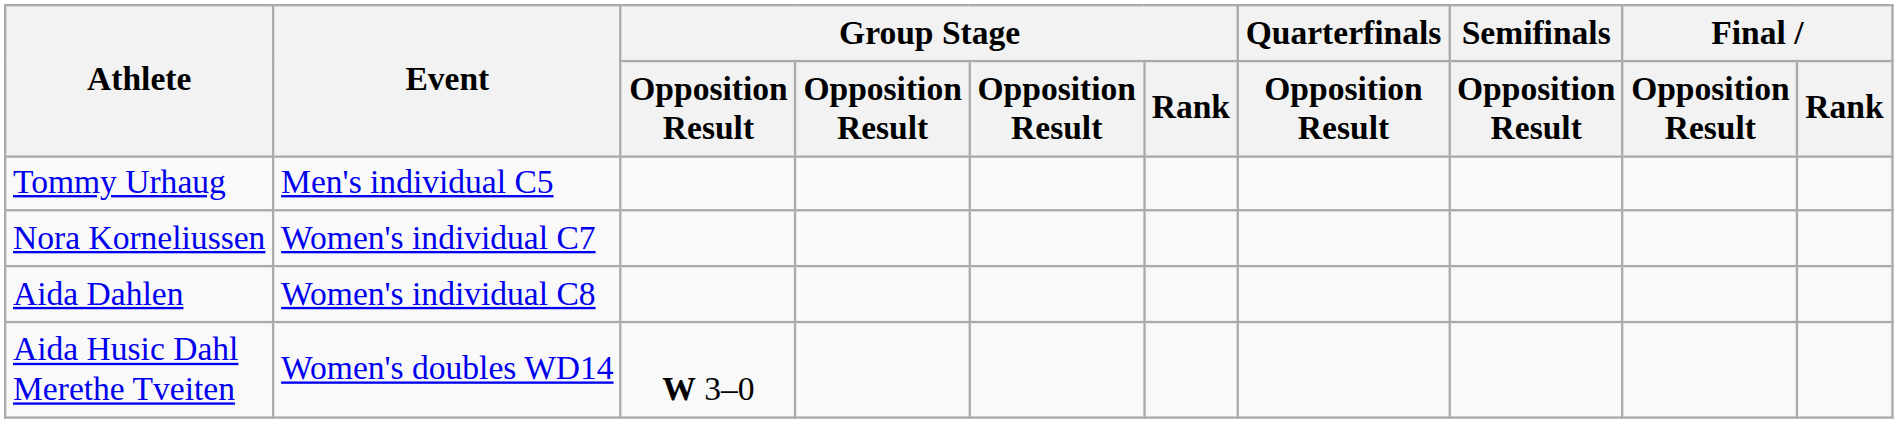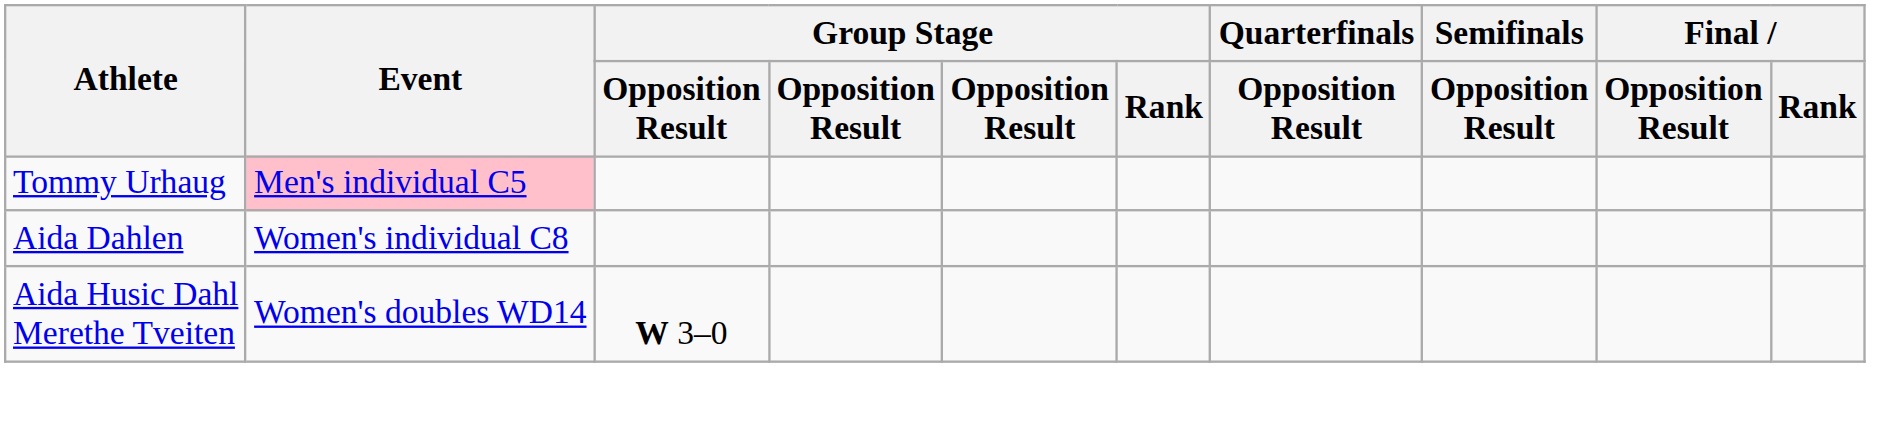(417, 182) no background -> (390, 182) pink background
- row: (139, 238)
